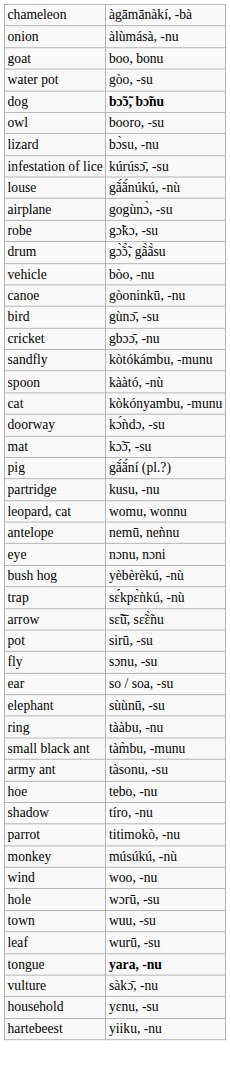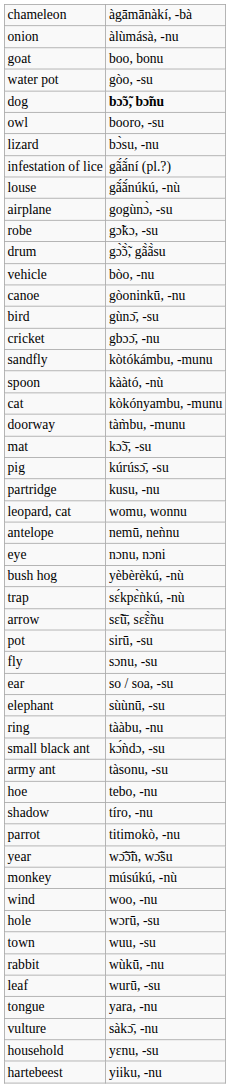(139, 166) kúrúsɔ̄, -su -> (140, 166) gã́ã́ní (pl.?)
(137, 425) kɔ́ǹdɔ, -su -> (147, 425) tàm̀bu, -munu
(140, 468) gã́ã́ní (pl.?) -> (139, 468) kúrúsɔ̄, -su
(147, 748) tàm̀bu, -munu -> (137, 748) kɔ́ǹdɔ, -su
+ row: (19, 856)
+ row: (23, 964)
(135, 964) bold -> (133, 1007) normal
